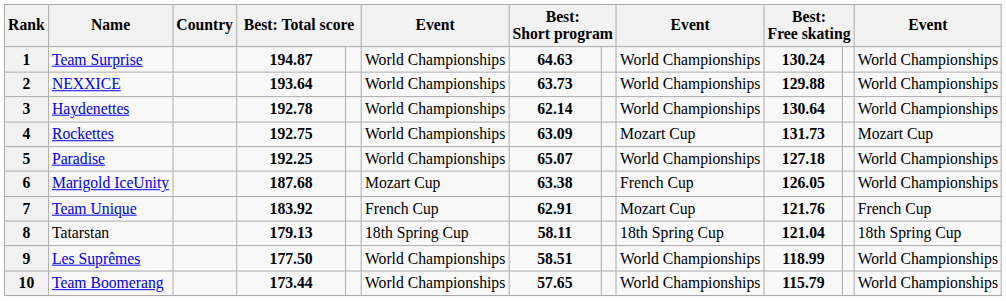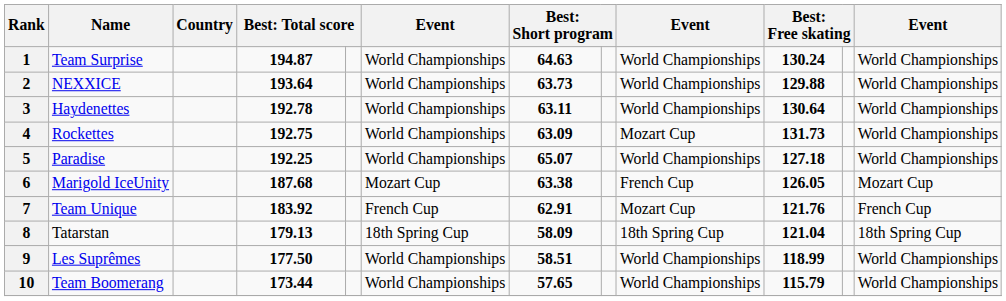(555, 109) 62.14 -> (555, 109) 63.11
(895, 134) Mozart Cup -> (928, 134) World Championships
(928, 183) World Championships -> (895, 183) Mozart Cup
(555, 233) 58.11 -> (555, 233) 58.09
